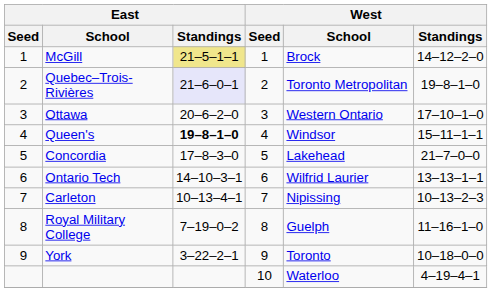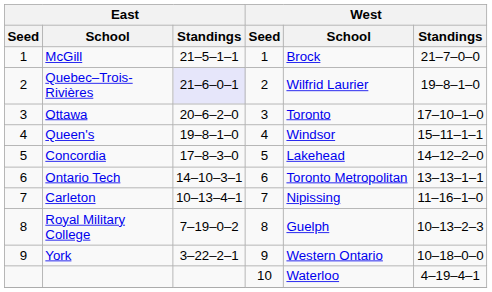(209, 57) khaki background -> (209, 57) no background
(450, 57) 14–12–2–0 -> (450, 57) 21–7–0–0
(347, 85) Toronto Metropolitan -> (327, 85) Wilfrid Laurier
(335, 114) Western Ontario -> (309, 114) Toronto
(209, 135) bold -> (209, 135) normal
(450, 156) 21–7–0–0 -> (450, 156) 14–12–2–0
(327, 177) Wilfrid Laurier -> (347, 177) Toronto Metropolitan
(450, 198) 10–13–2–3 -> (450, 198) 11–16–1–0
(450, 226) 11–16–1–0 -> (450, 226) 10–13–2–3
(309, 255) Toronto -> (335, 255) Western Ontario
